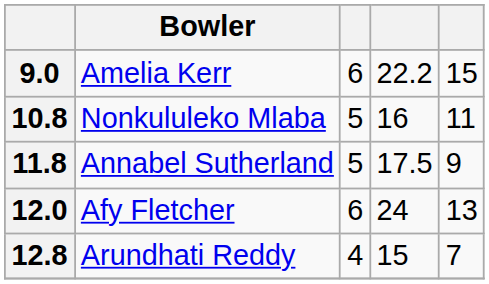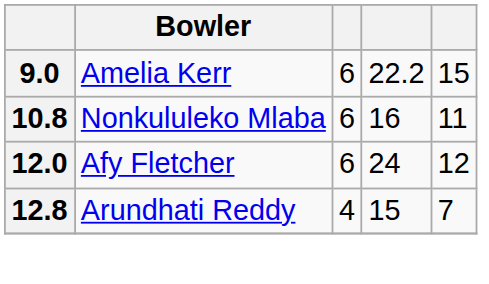(355, 118) 5 -> (347, 118) 6
- row: (40, 164)
(462, 210) 13 -> (454, 164) 12
